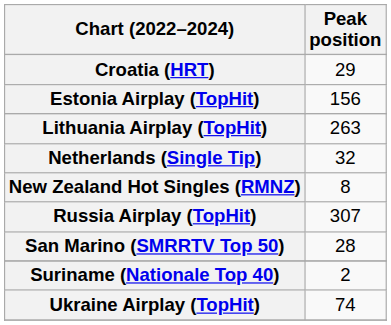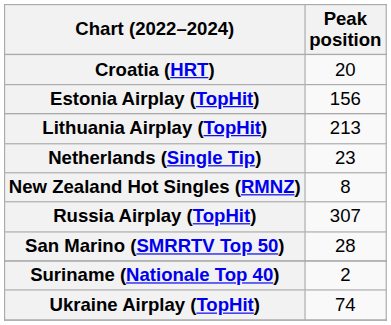(345, 69) 29 -> (345, 69) 20
(345, 128) 263 -> (345, 128) 213
(345, 157) 32 -> (345, 157) 23
